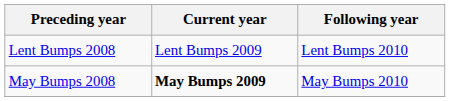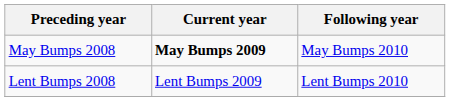rows swapped: (62, 81) <-> (62, 50)
